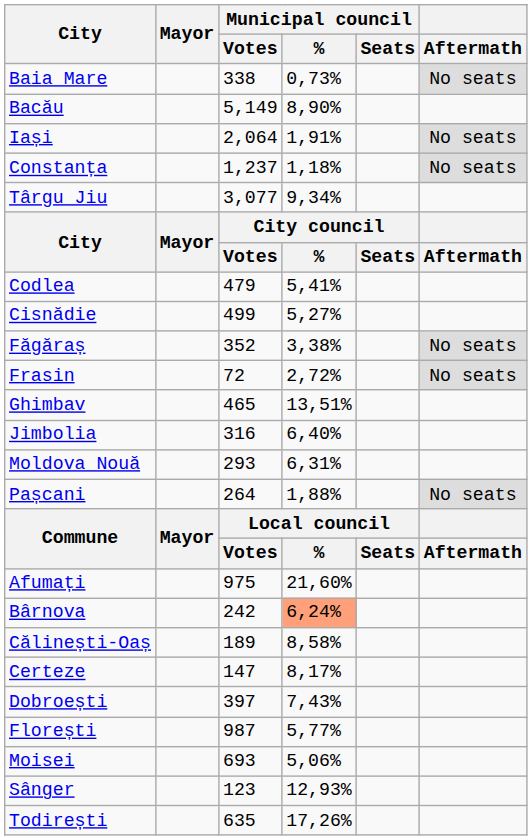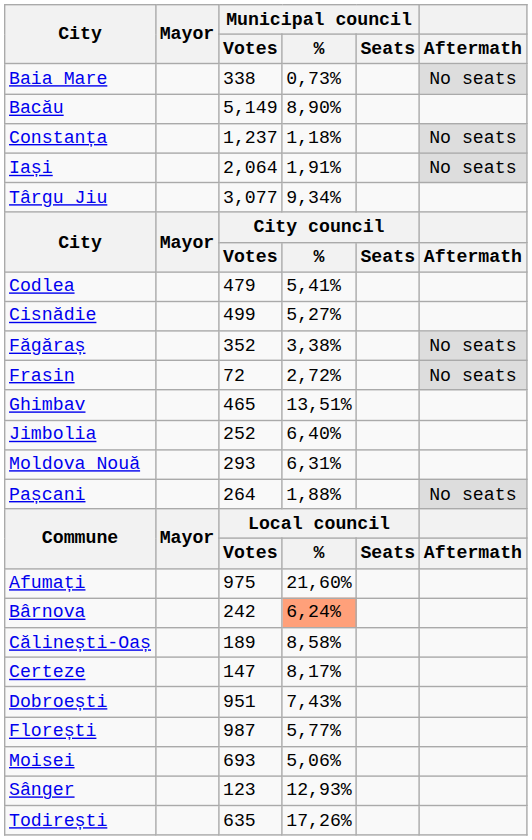rows swapped: (58, 168) <-> (31, 138)
(239, 435) 316 -> (239, 435) 252
(239, 702) 397 -> (239, 702) 951
